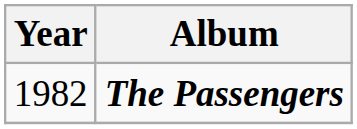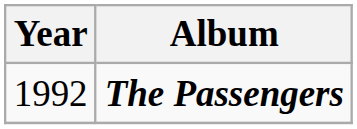(51, 92) 1982 -> (51, 92) 1992
